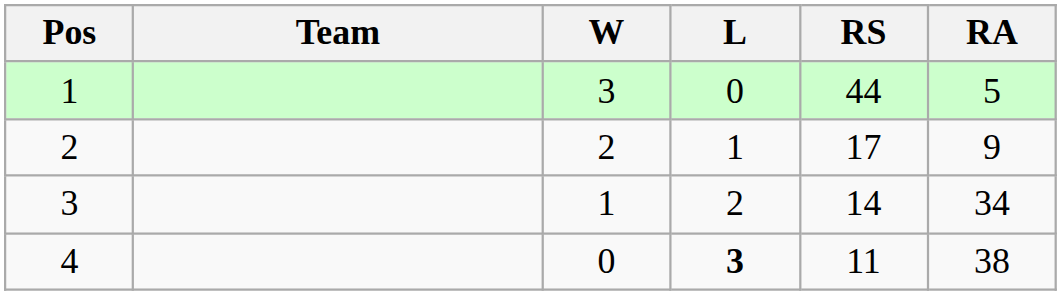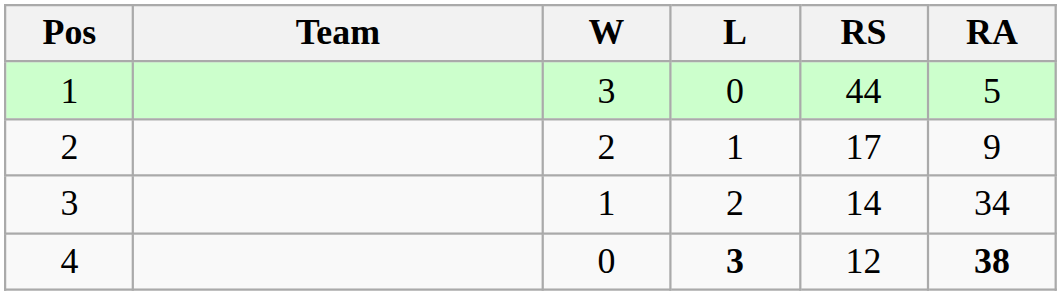(863, 260) 11 -> (863, 260) 12
(992, 260) normal -> (992, 260) bold
